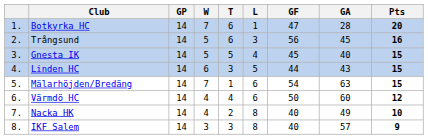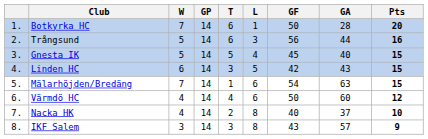columns swapped: (181, 12) <-> (206, 12)
(293, 26) 47 -> (293, 26) 50
(345, 40) 45 -> (345, 40) 44
(293, 69) 44 -> (293, 69) 42
(345, 112) 49 -> (345, 112) 37
(293, 127) 40 -> (293, 127) 43
